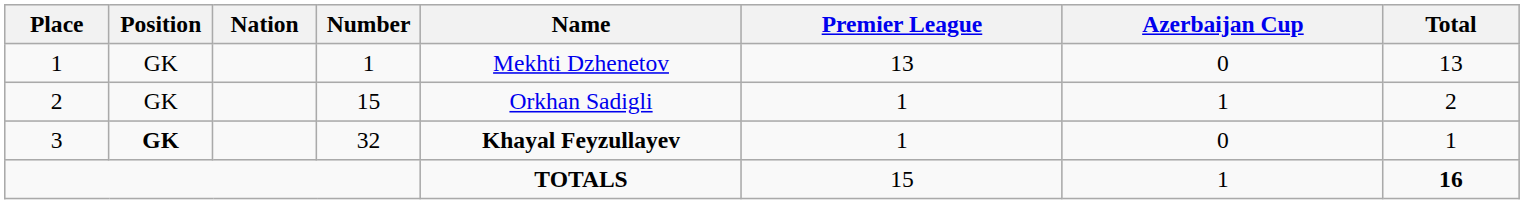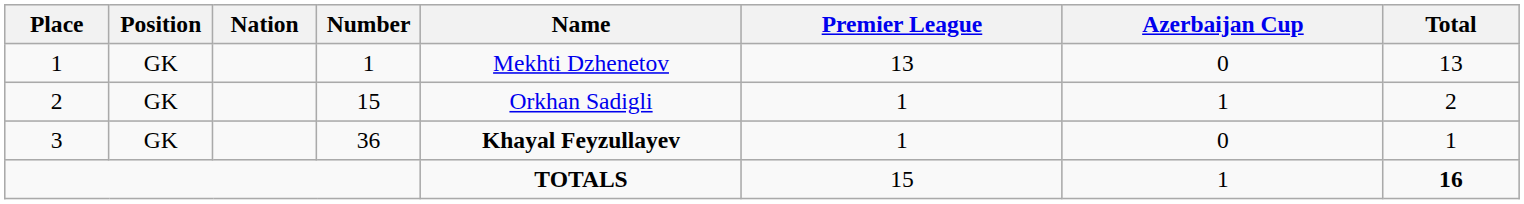(161, 140) bold -> (161, 140) normal
(369, 140) 32 -> (369, 140) 36
